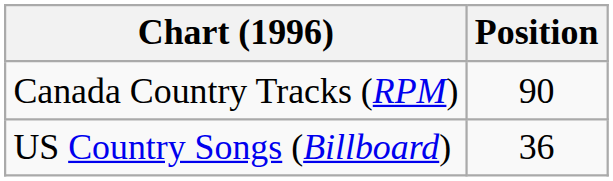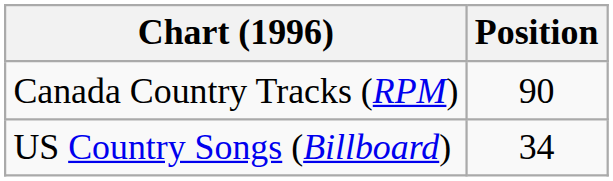(537, 146) 36 -> (537, 146) 34
